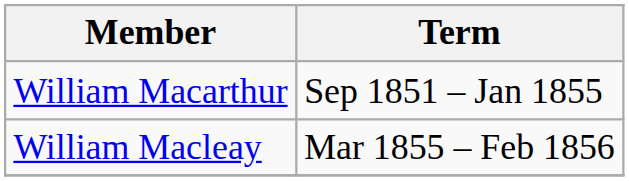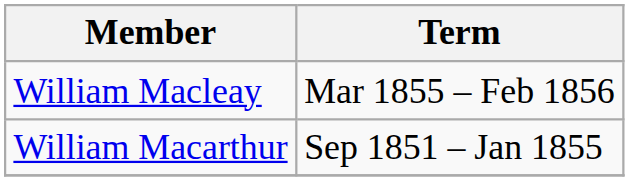rows swapped: (150, 89) <-> (138, 146)
